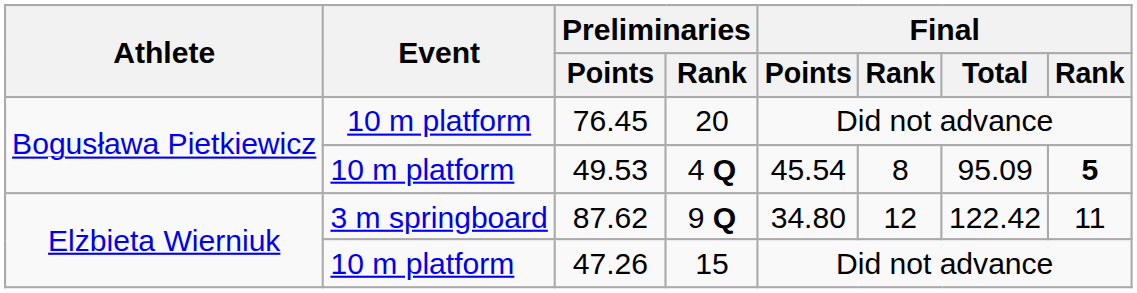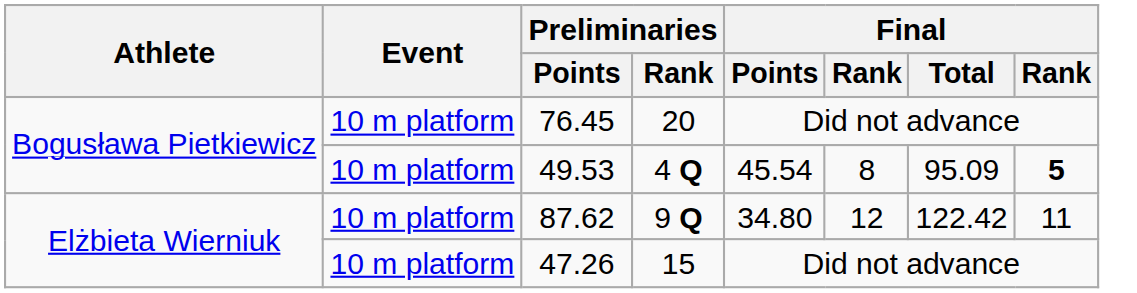(439, 217) 3 m springboard -> (422, 217) 10 m platform
